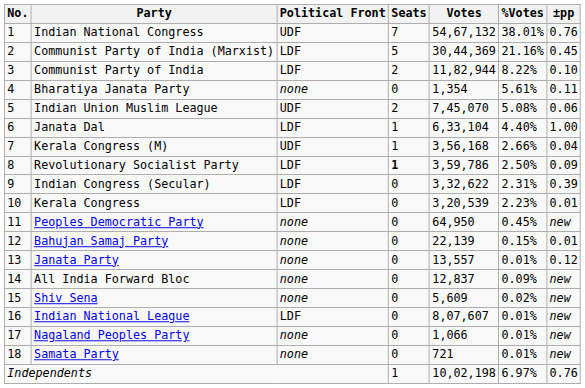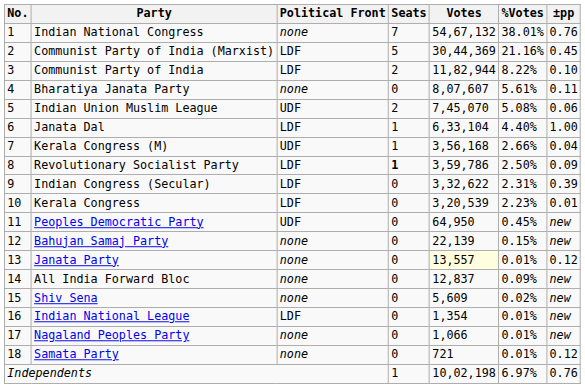(290, 33) UDF -> (294, 33) none
(450, 90) 1,354 -> (461, 90) 8,07,607
(294, 223) none -> (290, 223) UDF
(564, 242) 0.01 -> (560, 242) new
(453, 261) no background -> (453, 261) lightyellow background
(461, 317) 8,07,607 -> (450, 317) 1,354
(560, 355) new -> (564, 355) 0.12
